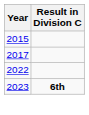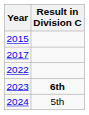+ row: (18, 102)
